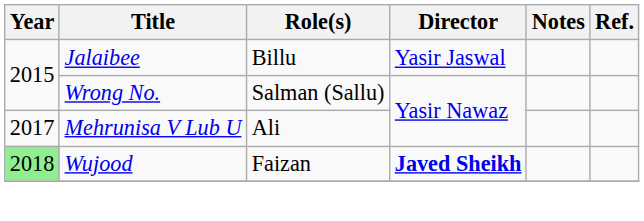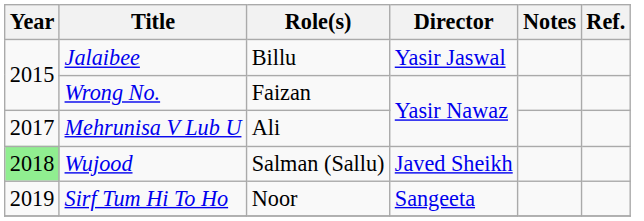(318, 92) Salman (Sallu) -> (281, 92) Faizan
(281, 163) Faizan -> (318, 163) Salman (Sallu)
(458, 163) bold -> (454, 163) normal
+ row: (146, 198)
